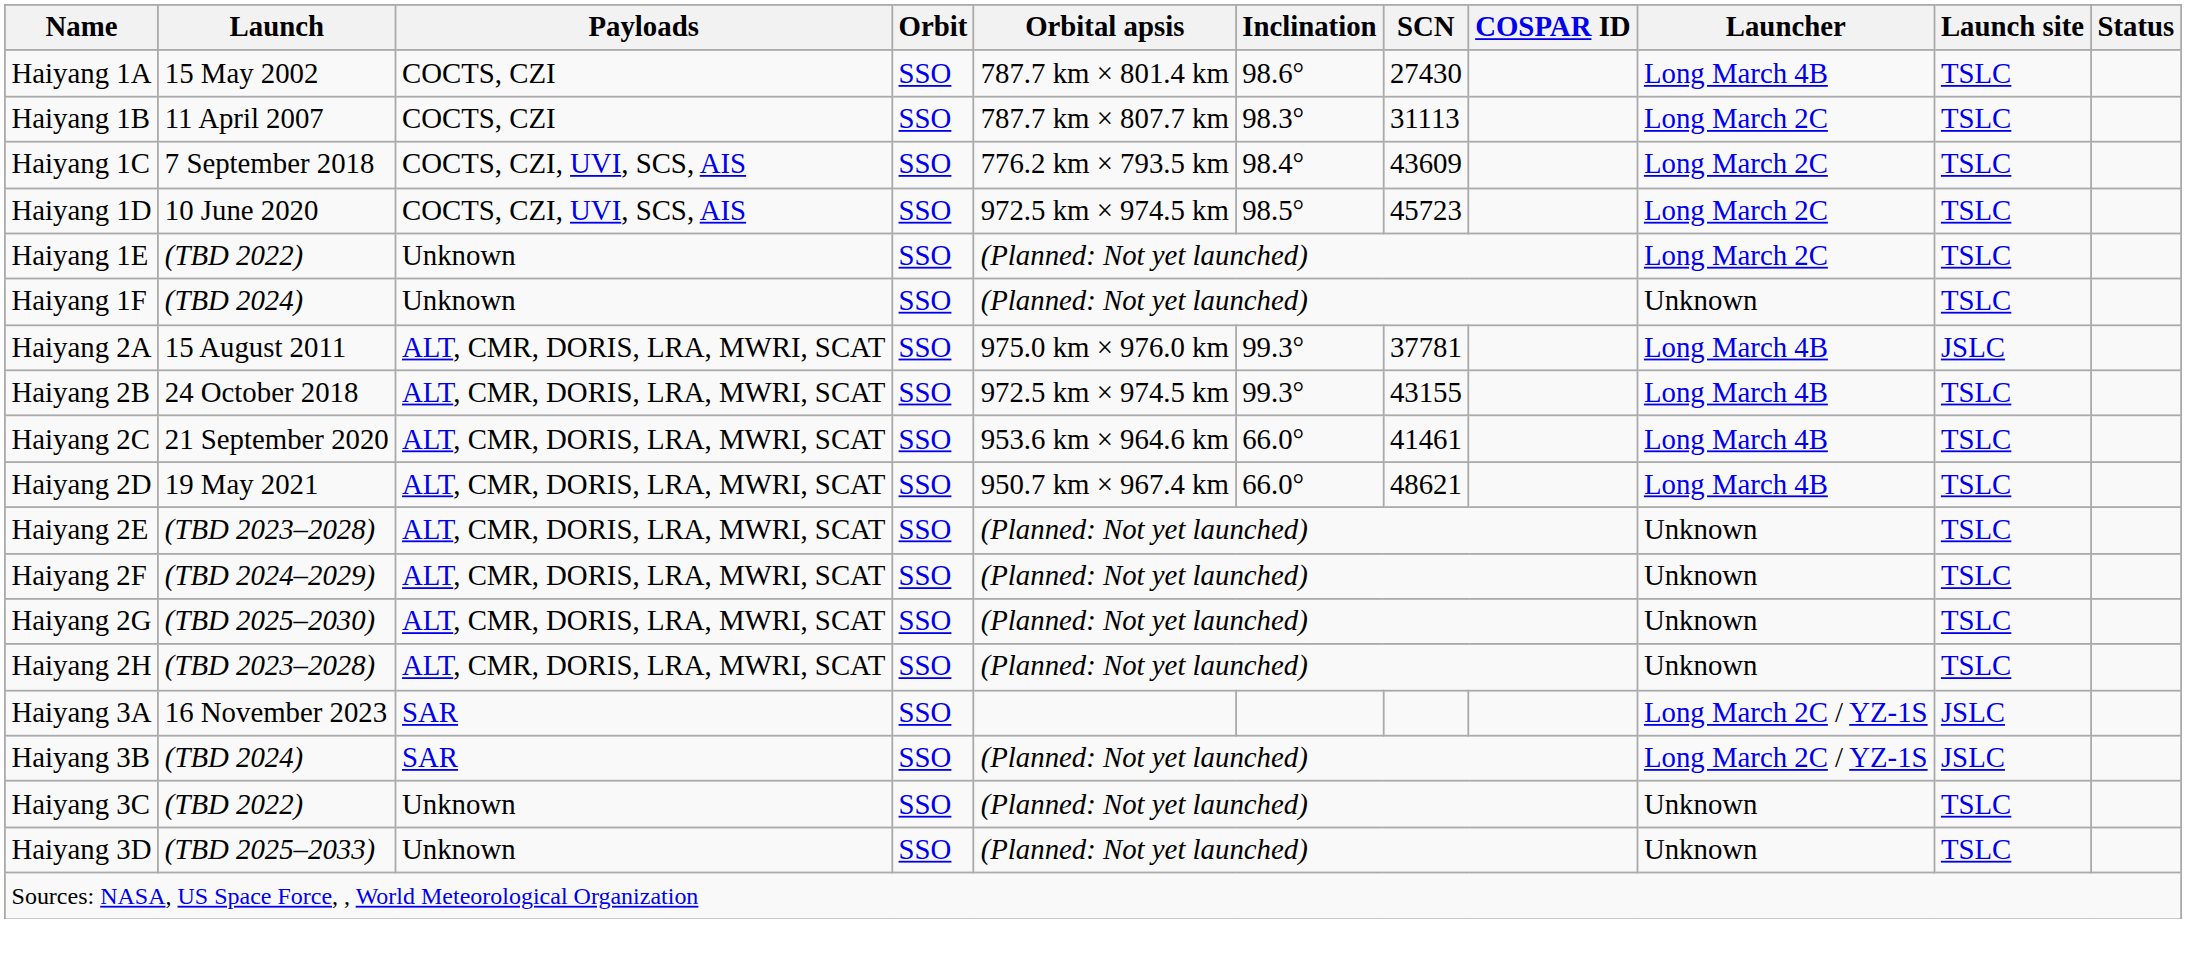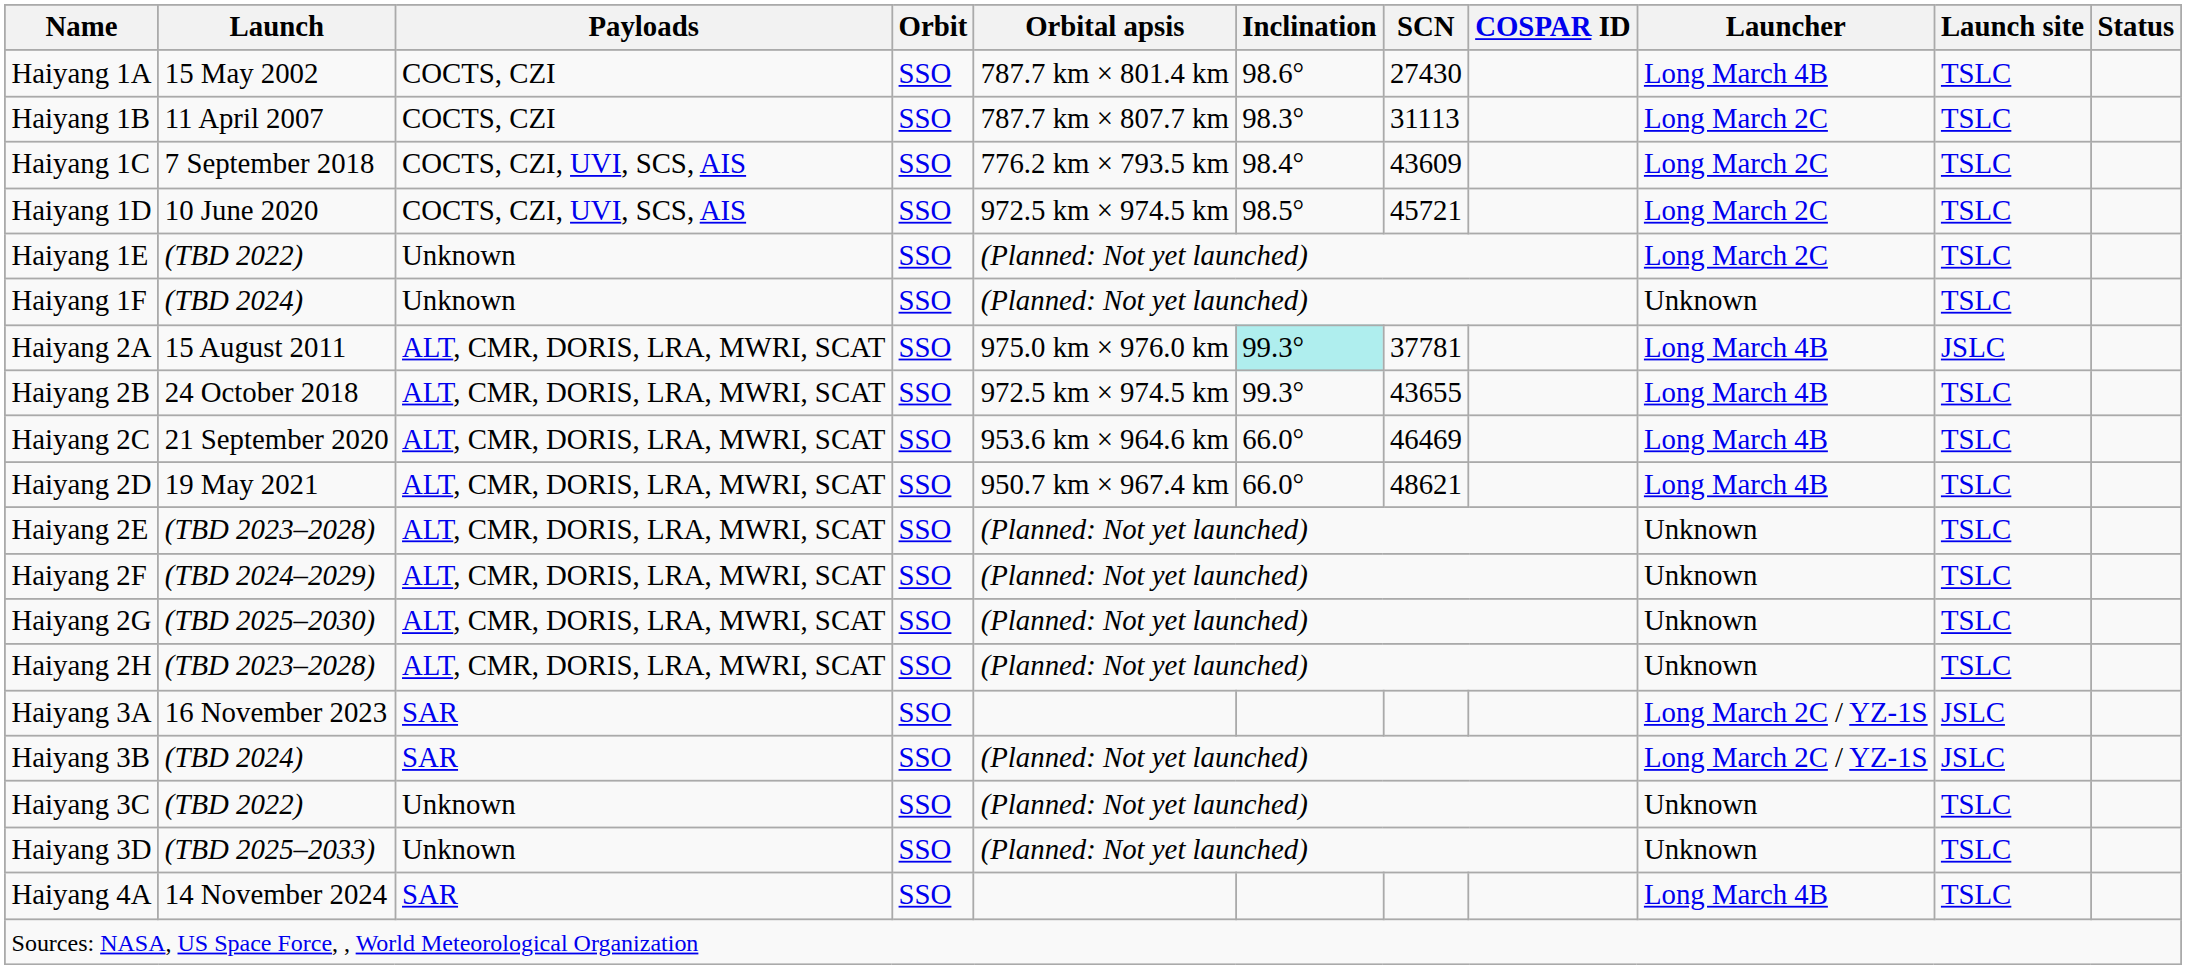(1426, 210) 45723 -> (1426, 210) 45721
(1273, 347) no background -> (1273, 347) paleturquoise background
(1426, 392) 43155 -> (1426, 392) 43655
(1426, 438) 41461 -> (1426, 438) 46469
+ row: (82, 895)
